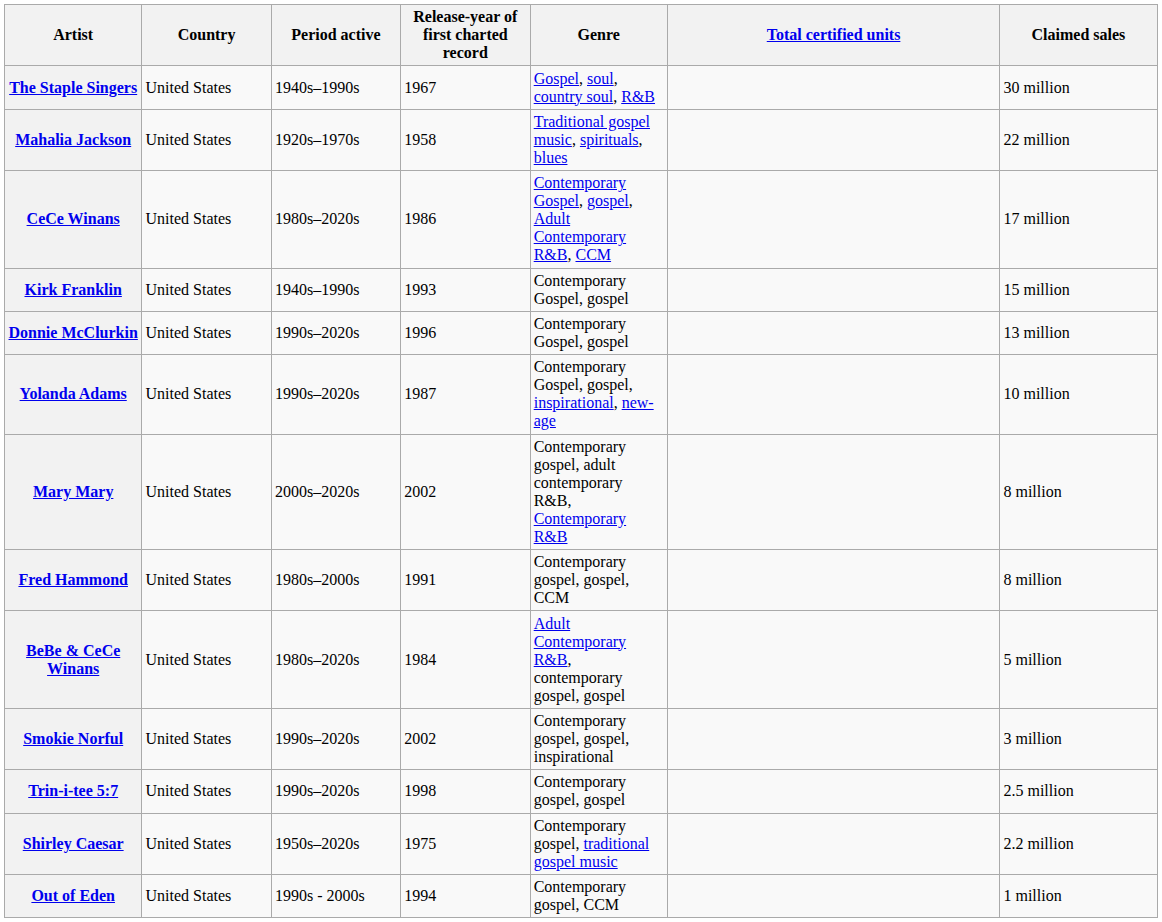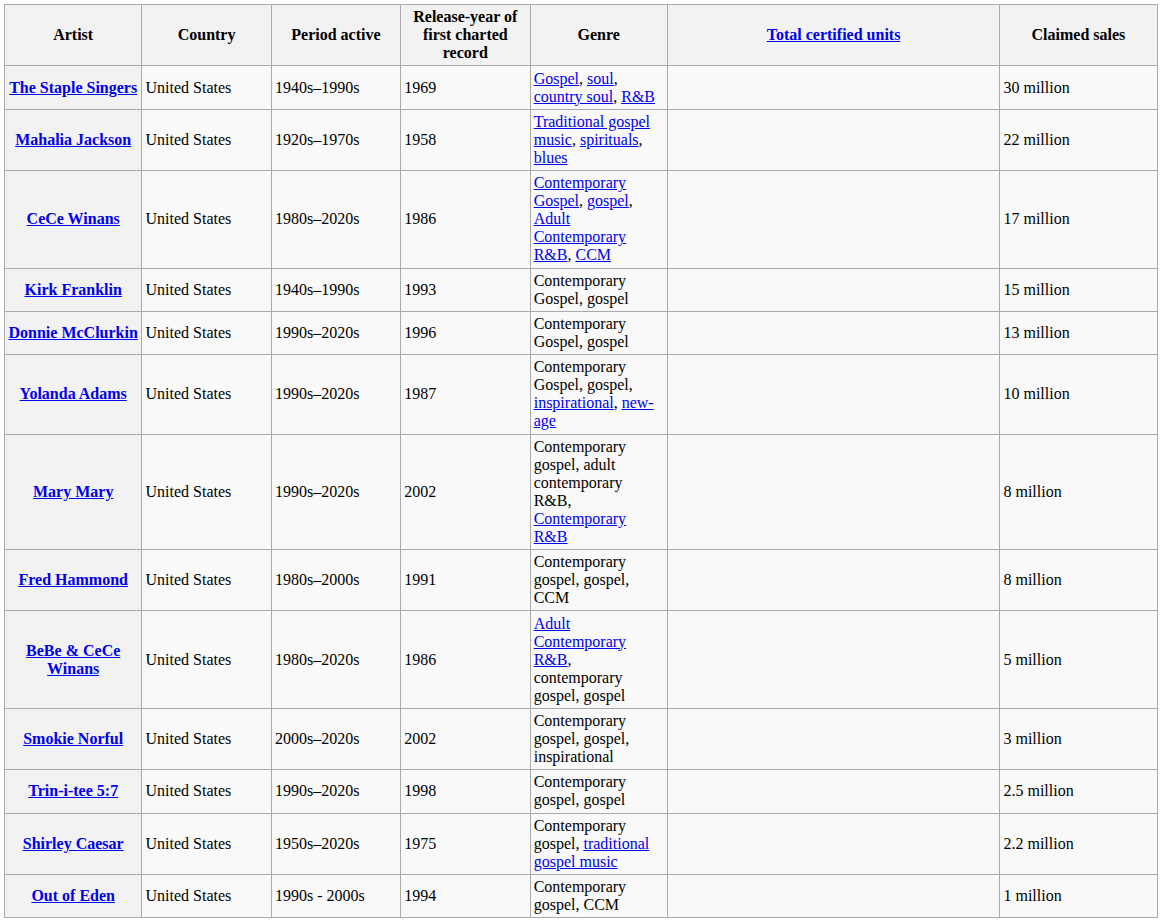(420, 87) 1967 -> (420, 87) 1969
(317, 491) 2000s–2020s -> (317, 491) 1990s–2020s
(420, 659) 1984 -> (420, 659) 1986
(317, 738) 1990s–2020s -> (317, 738) 2000s–2020s
